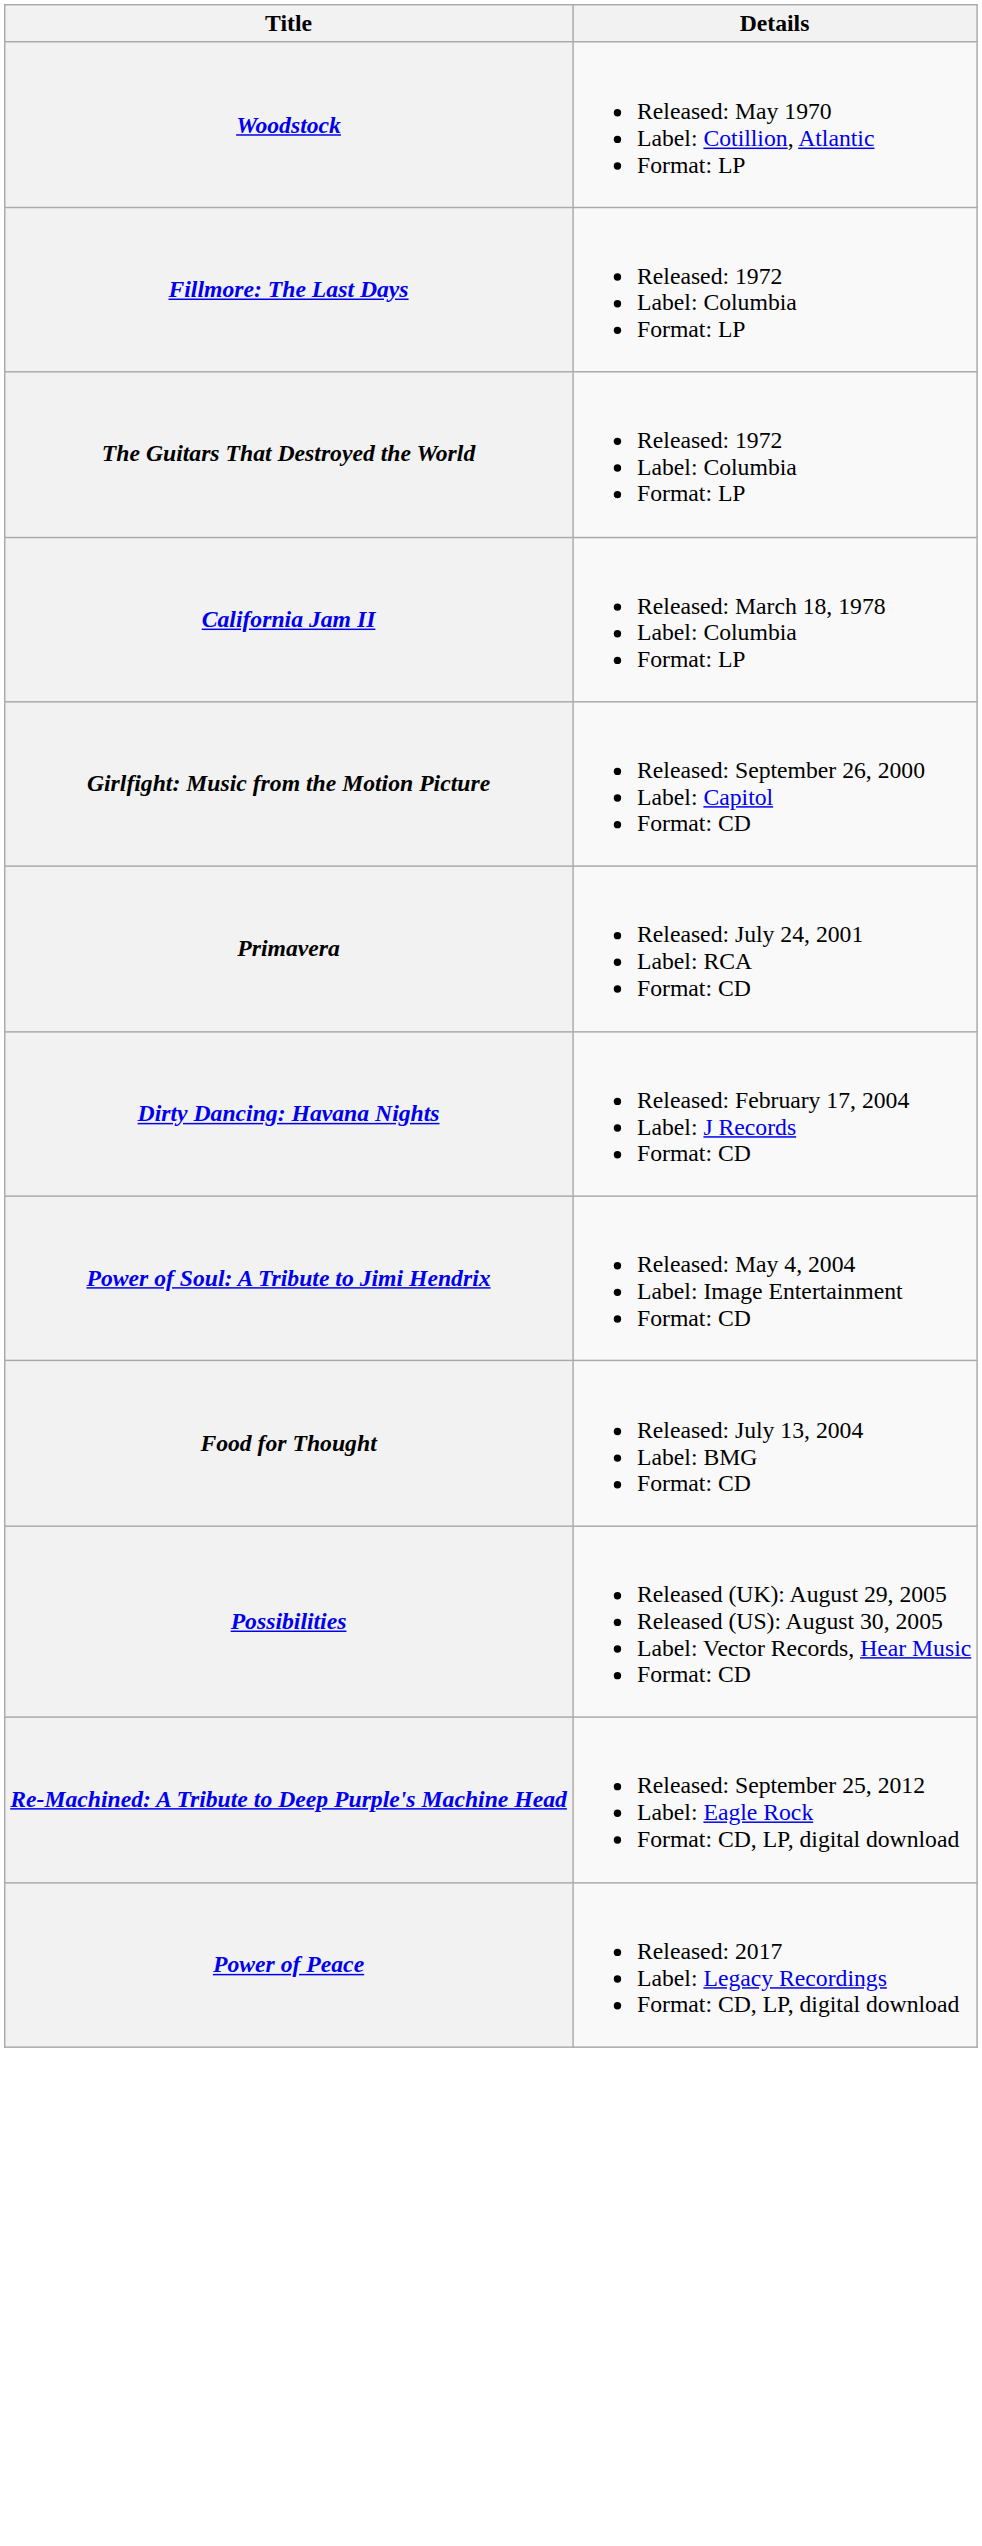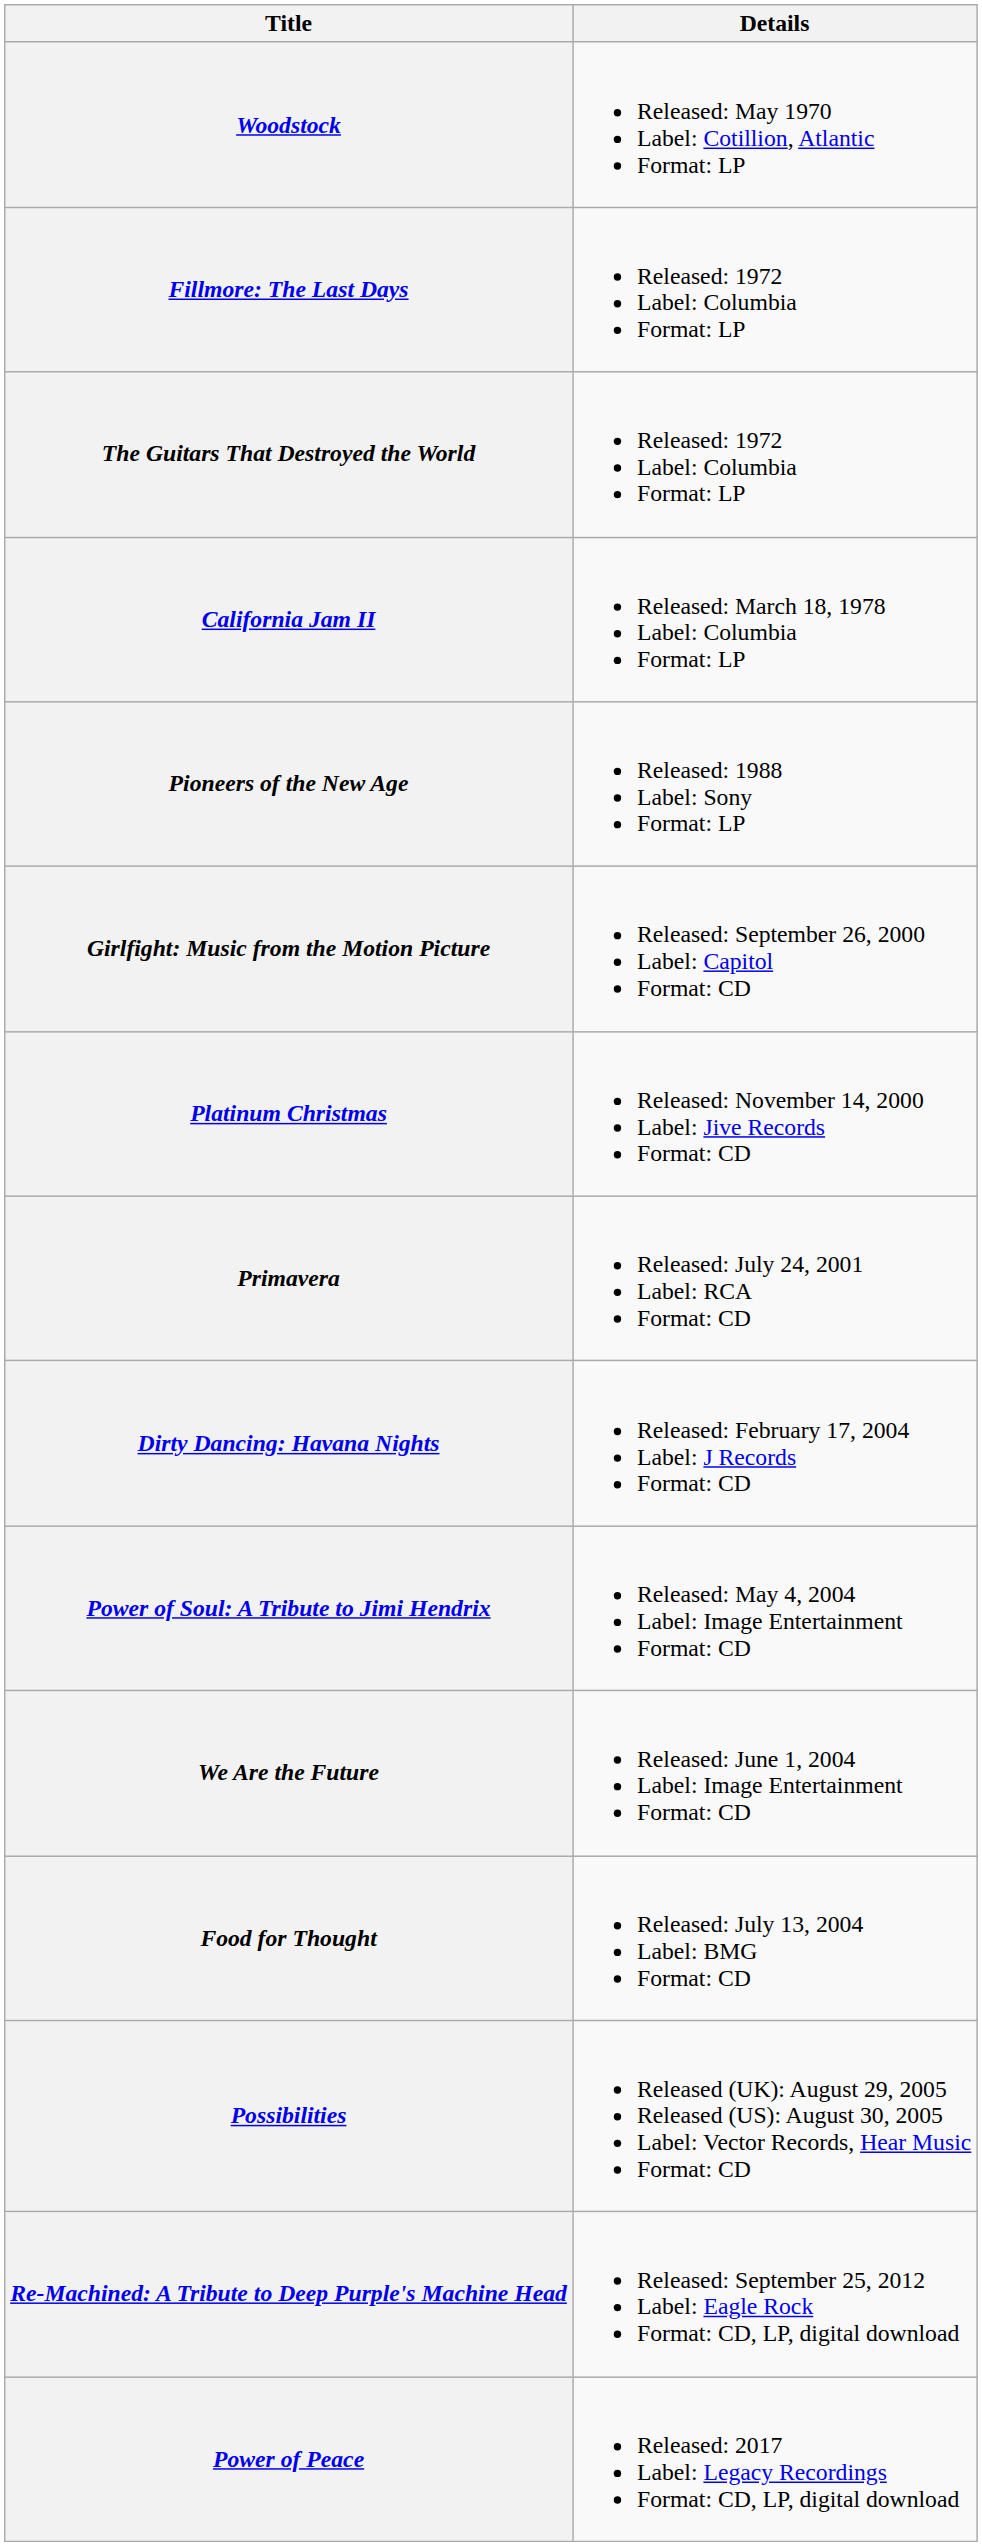+ row: (289, 783)
+ row: (289, 1113)
+ row: (289, 1772)
